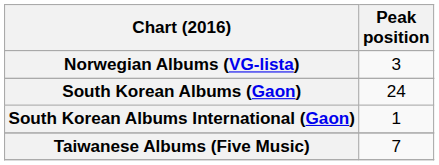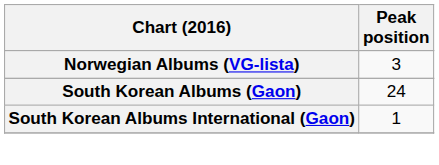- row: (182, 145)
